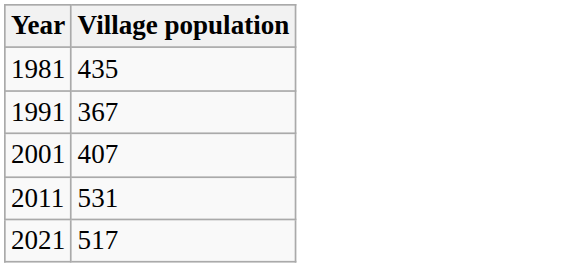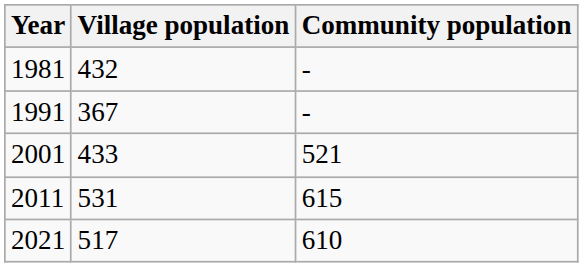+ column: (437, 25)
(98, 68) 435 -> (98, 68) 432
(98, 154) 407 -> (98, 154) 433
